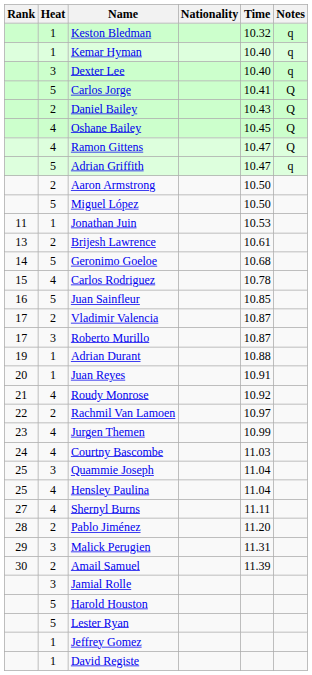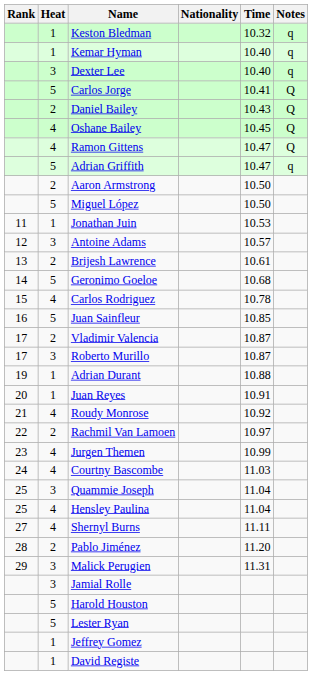+ row: (108, 242)
- row: (105, 565)
